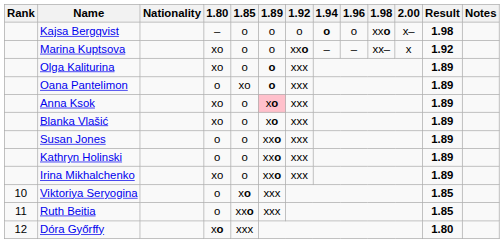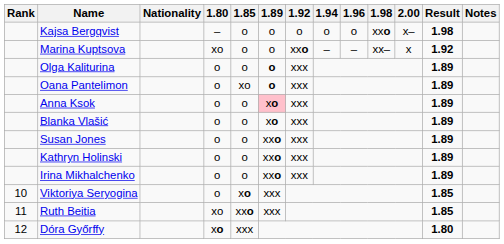(327, 31) bold -> (327, 31) normal
(217, 67) xo -> (217, 67) o
(217, 103) xo -> (217, 103) o
(217, 121) xo -> (217, 121) o
(217, 175) xo -> (217, 175) o
(217, 211) o -> (217, 211) xo
